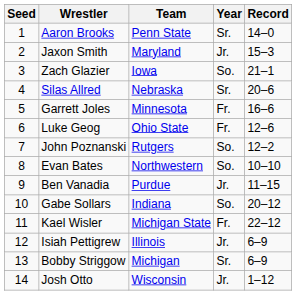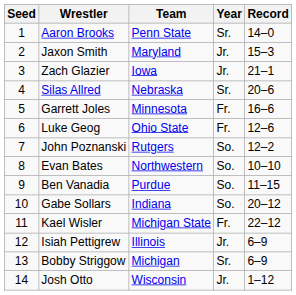(226, 71) So. -> (223, 71) Jr.
(223, 185) Jr. -> (226, 185) So.
